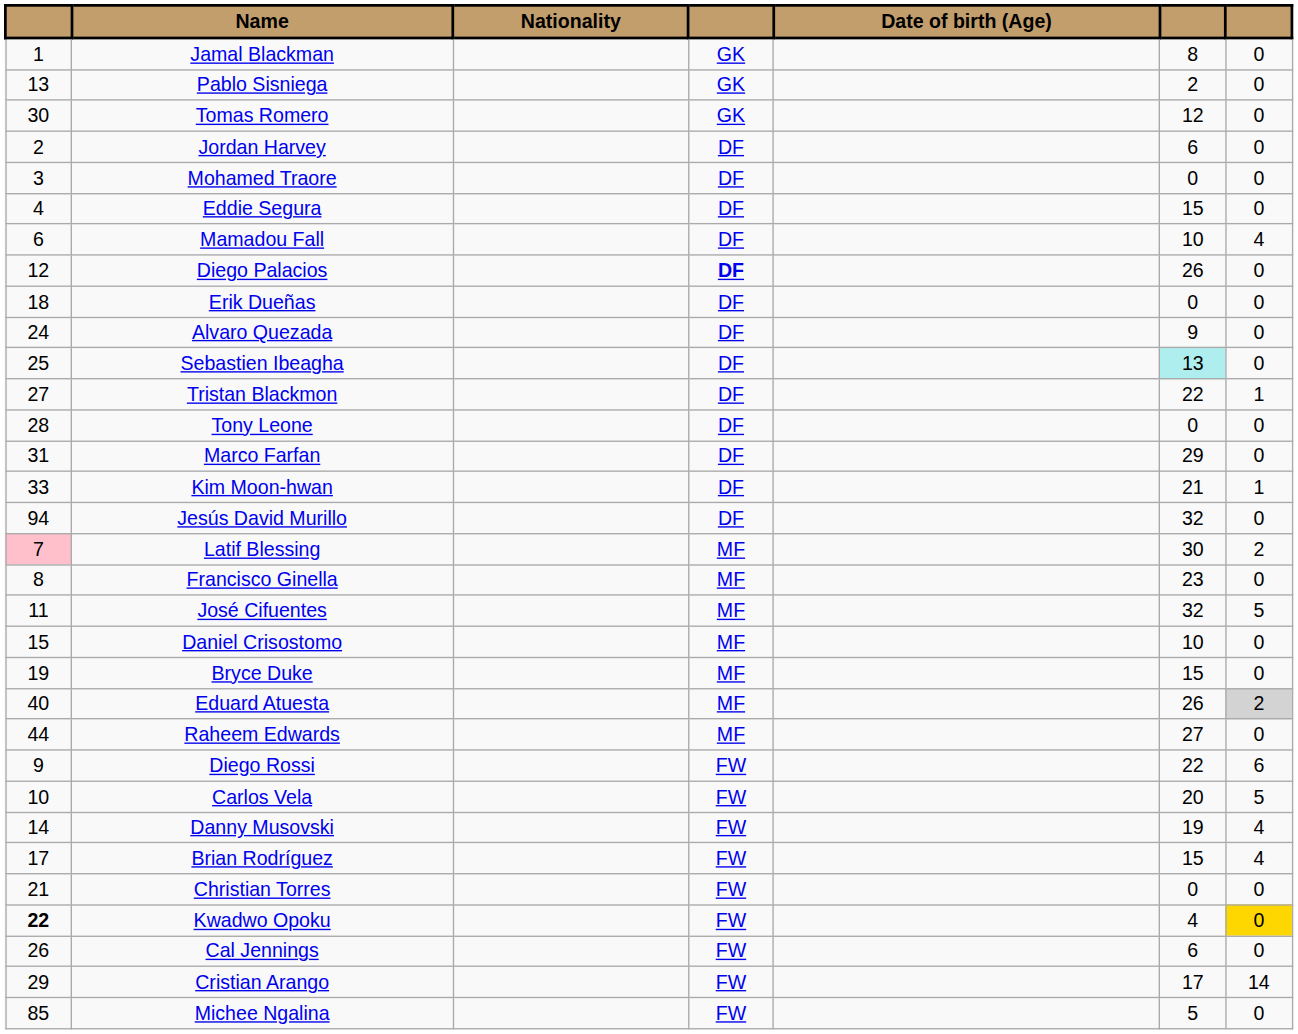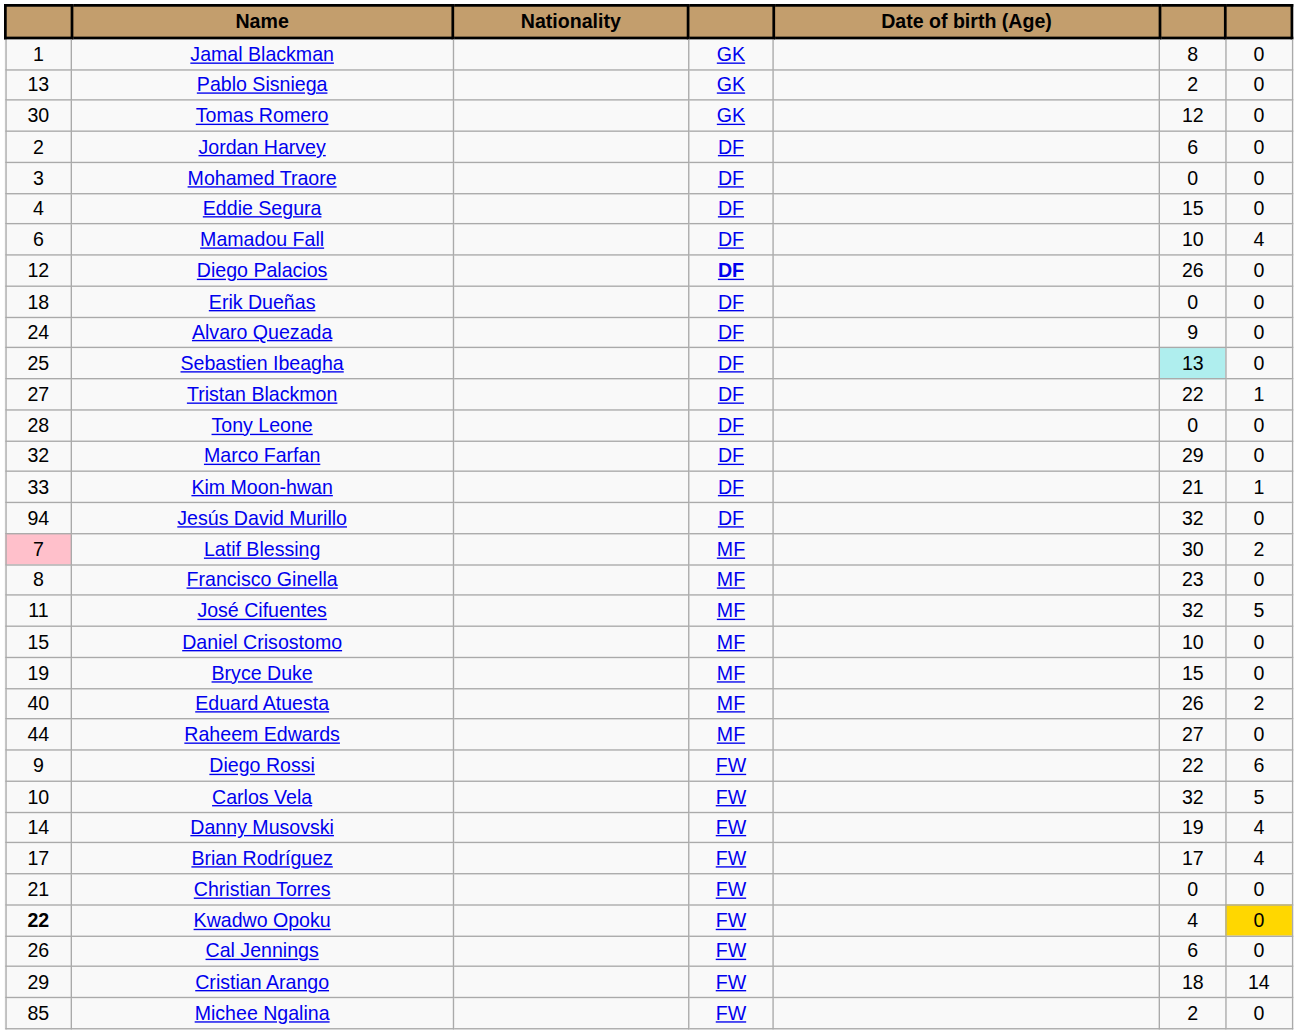(38, 456) 31 -> (38, 456) 32
(1259, 704) lightgrey background -> (1259, 704) no background
(1193, 797) 20 -> (1193, 797) 32
(1193, 859) 15 -> (1193, 859) 17
(1193, 982) 17 -> (1193, 982) 18
(1193, 1013) 5 -> (1193, 1013) 2
